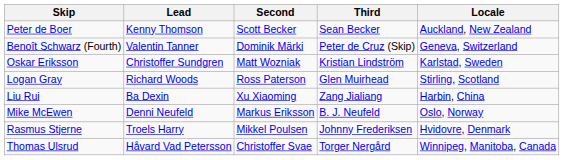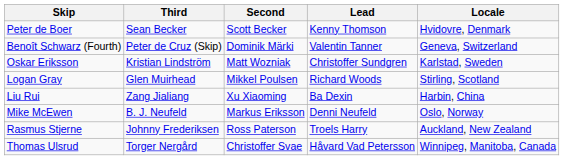columns swapped: (367, 12) <-> (179, 12)
(476, 29) Auckland, New Zealand -> (465, 29) Hvidovre, Denmark
(271, 79) Ross Paterson -> (262, 79) Mikkel Poulsen
(272, 130) Mikkel Poulsen -> (261, 130) Ross Paterson
(465, 130) Hvidovre, Denmark -> (476, 130) Auckland, New Zealand
